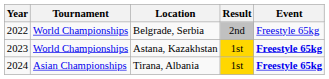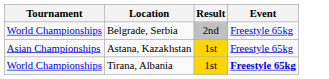- column: (17, 13)
(81, 48) World Championships -> (54, 48) Asian Championships
(289, 48) bold -> (262, 48) normal
(80, 66) Asian Championships -> (54, 66) World Championships
